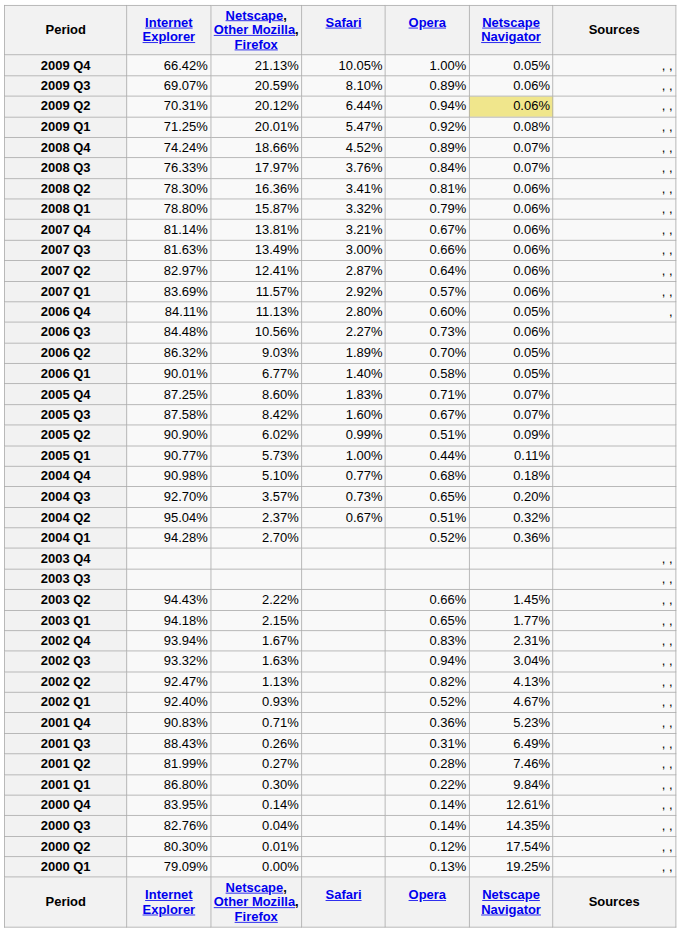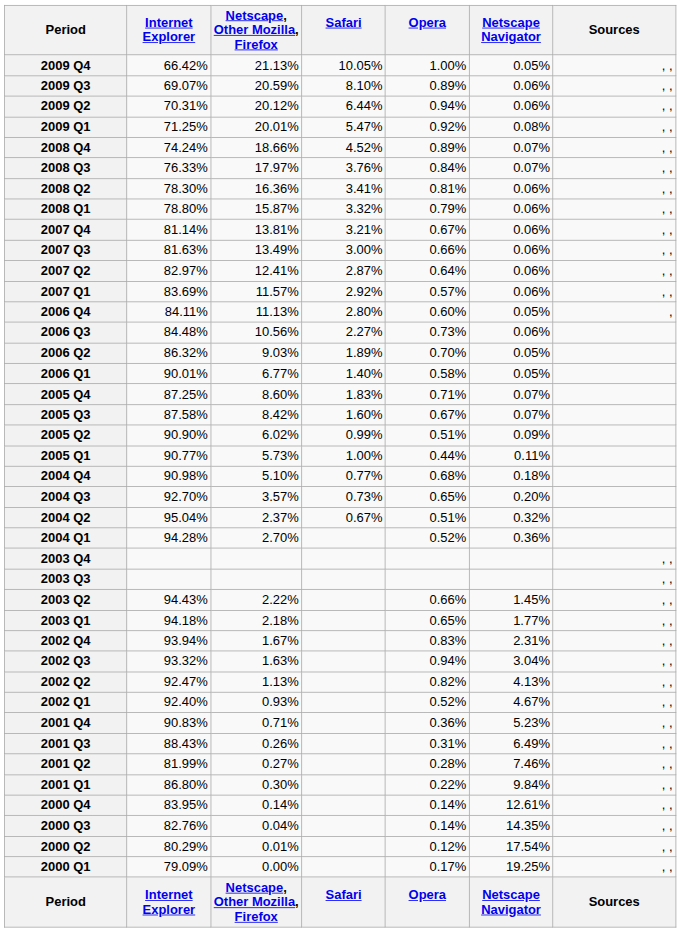(532, 106) khaki background -> (532, 106) no background
(280, 620) 2.15% -> (280, 620) 2.18%
(186, 846) 80.30% -> (186, 846) 80.29%
(448, 867) 0.13% -> (448, 867) 0.17%
